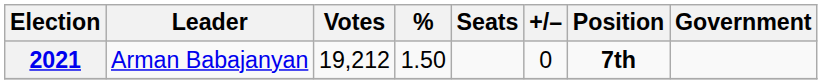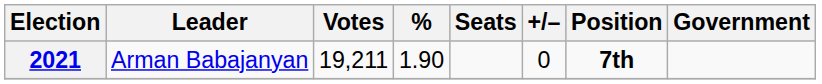(355, 59) 19,212 -> (354, 59) 19,211
(423, 59) 1.50 -> (422, 59) 1.90
